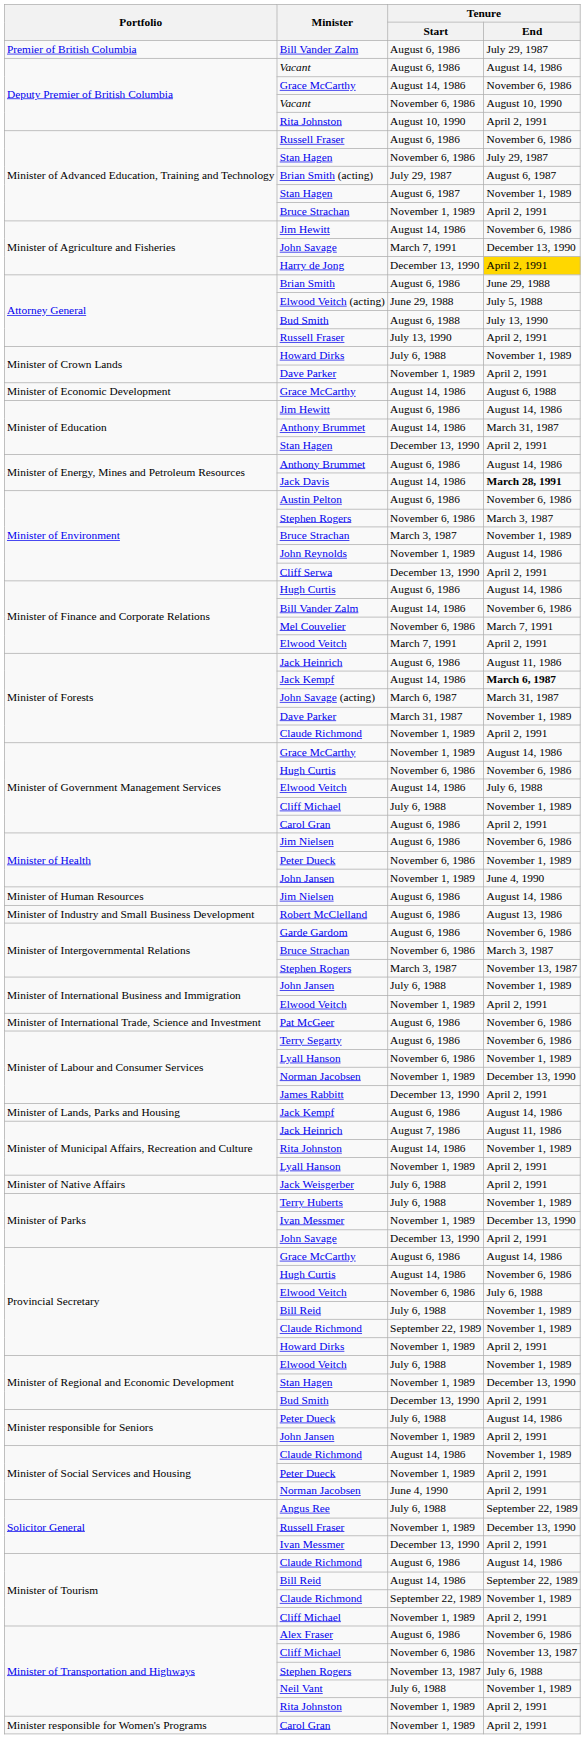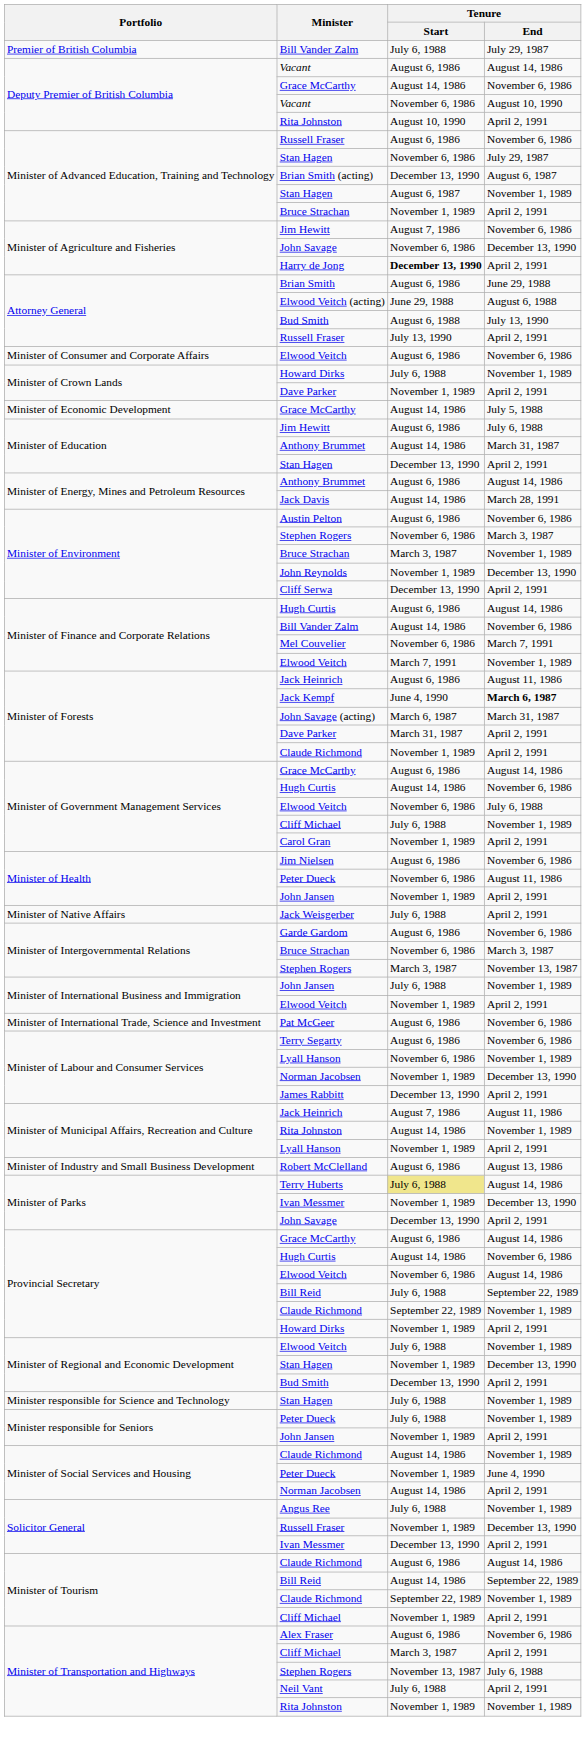(425, 49) August 6, 1986 -> (418, 49) July 6, 1988
(421, 175) July 29, 1987 -> (435, 175) December 13, 1990
(428, 229) August 14, 1986 -> (425, 229) August 7, 1986
(423, 247) March 7, 1991 -> (433, 247) November 6, 1986
(435, 265) normal -> (436, 265) bold
(517, 265) gold background -> (517, 265) no background
(514, 301) July 5, 1988 -> (522, 301) August 6, 1988
+ row: (108, 355)
(521, 391) August 6, 1988 -> (515, 409) July 5, 1988
(524, 409) August 14, 1986 -> (515, 427) July 6, 1988
(524, 481) bold -> (523, 499) normal
(524, 553) August 14, 1986 -> (532, 572) December 13, 1990
(517, 644) April 2, 1991 -> (529, 662) November 1, 1989
(428, 680) August 14, 1986 -> (419, 698) June 4, 1990
(529, 716) November 1, 1989 -> (517, 734) April 2, 1991
(433, 752) November 1, 1989 -> (425, 770) August 6, 1986
(433, 770) November 6, 1986 -> (428, 788) August 14, 1986
(428, 788) August 14, 1986 -> (433, 806) November 6, 1986
(425, 824) August 6, 1986 -> (433, 842) November 1, 1989
(529, 860) November 1, 1989 -> (524, 878) August 11, 1986
(515, 878) June 4, 1990 -> (517, 896) April 2, 1991
- row: (75, 896)
rows swapped: (131, 914) <-> (66, 1184)
- row: (93, 1112)
(418, 1202) no background -> (418, 1184) khaki background
(529, 1202) November 1, 1989 -> (525, 1184) August 14, 1986
(514, 1292) July 6, 1988 -> (525, 1274) August 14, 1986
(529, 1310) November 1, 1989 -> (533, 1292) September 22, 1989
+ row: (118, 1400)
(524, 1418) August 14, 1986 -> (529, 1418) November 1, 1989
(517, 1472) April 2, 1991 -> (516, 1472) June 4, 1990
(419, 1490) June 4, 1990 -> (428, 1490) August 14, 1986
(532, 1508) September 22, 1989 -> (529, 1508) November 1, 1989
(433, 1652) November 6, 1986 -> (423, 1652) March 3, 1987
(532, 1652) November 13, 1987 -> (517, 1652) April 2, 1991
(529, 1689) November 1, 1989 -> (517, 1689) April 2, 1991
(517, 1707) April 2, 1991 -> (529, 1707) November 1, 1989
- row: (107, 1725)
